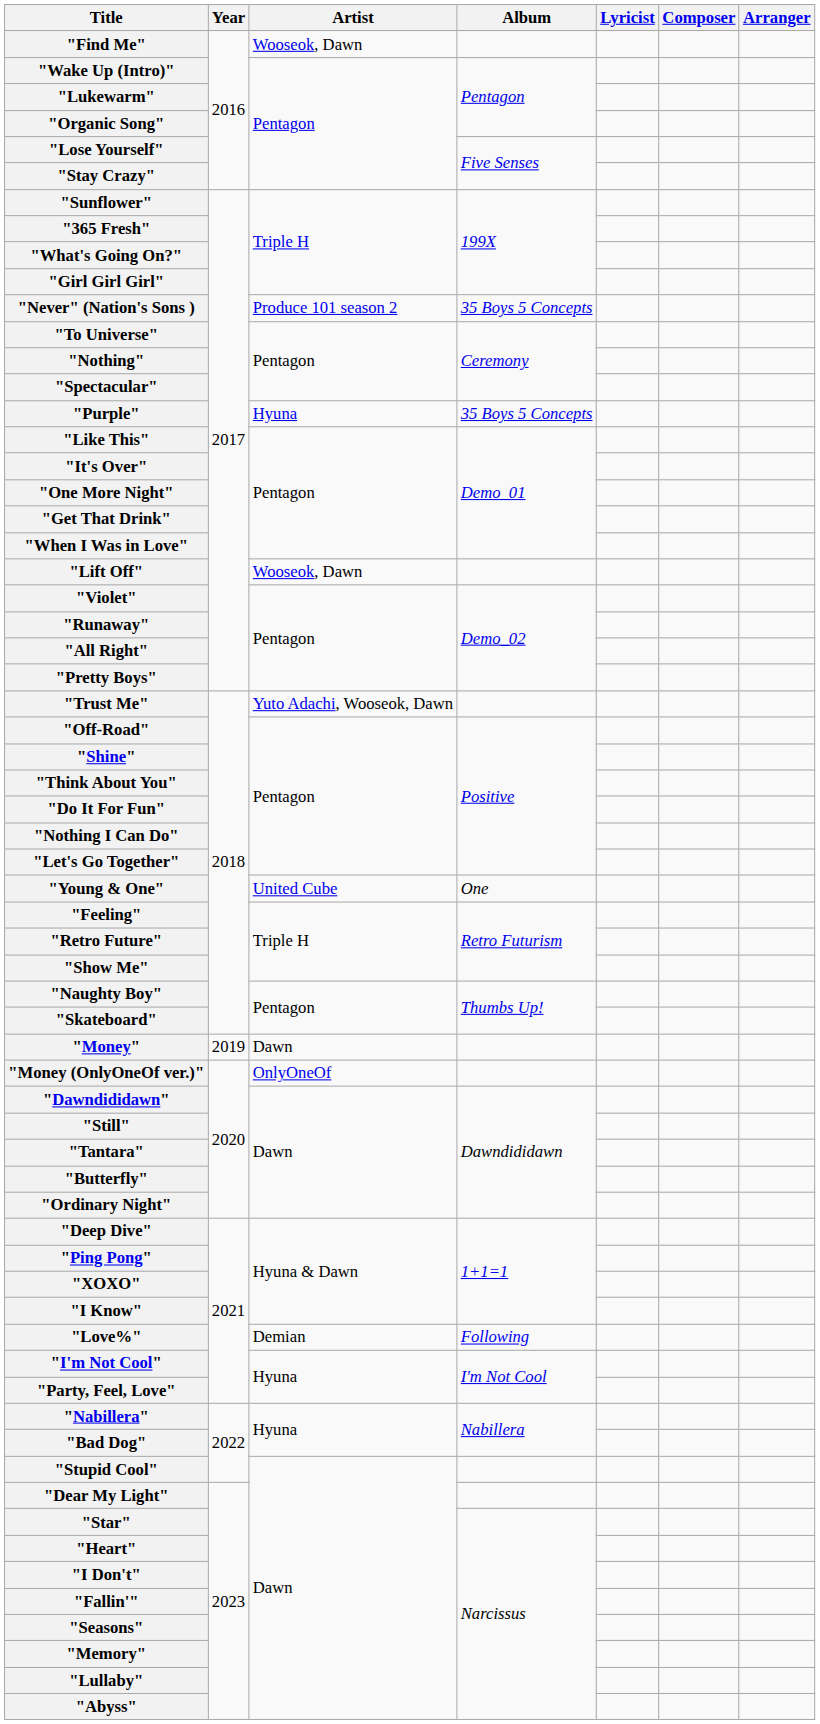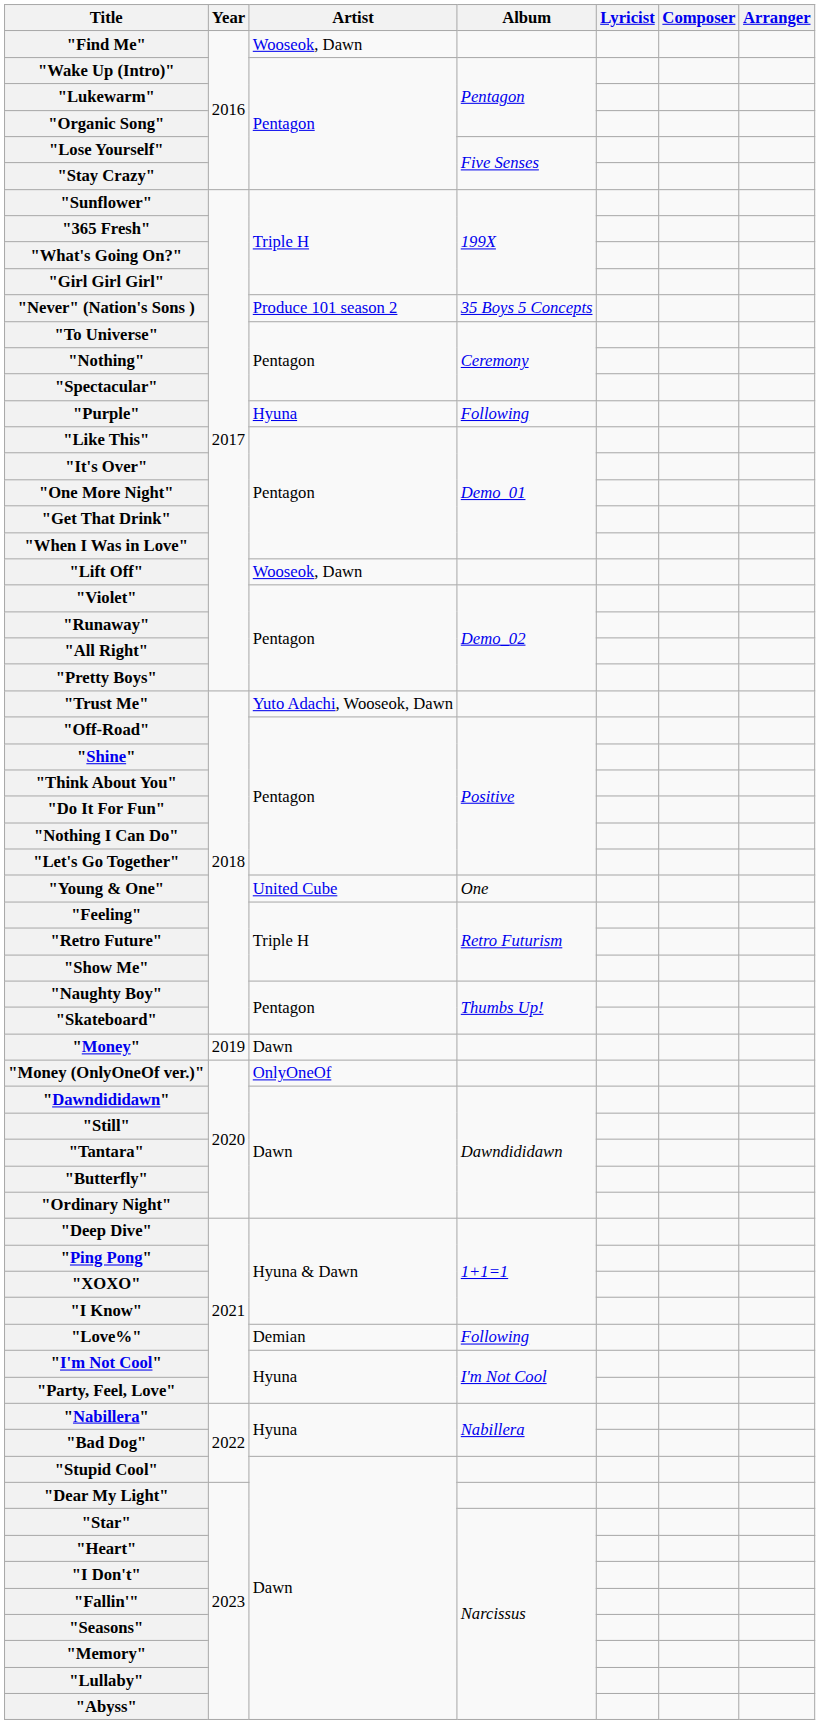(527, 413) 35 Boys 5 Concepts -> (495, 413) Following
